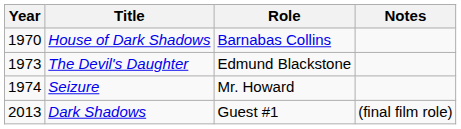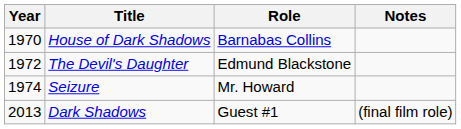(25, 64) 1973 -> (25, 64) 1972
